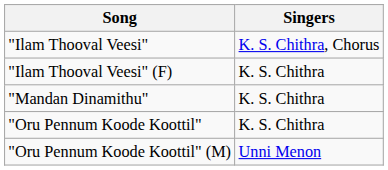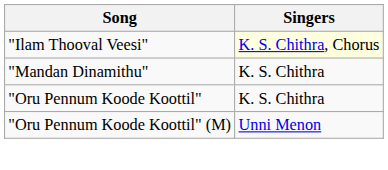(309, 44) no background -> (309, 44) lightyellow background
- row: (90, 71)
